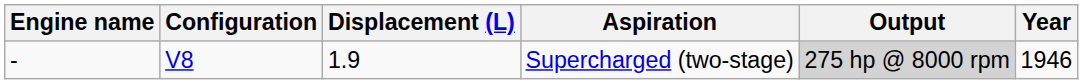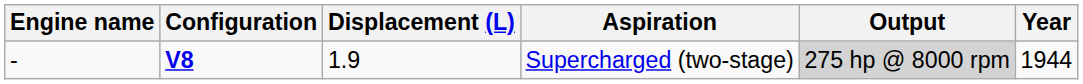(179, 59) normal -> (179, 59) bold
(1046, 59) 1946 -> (1046, 59) 1944
